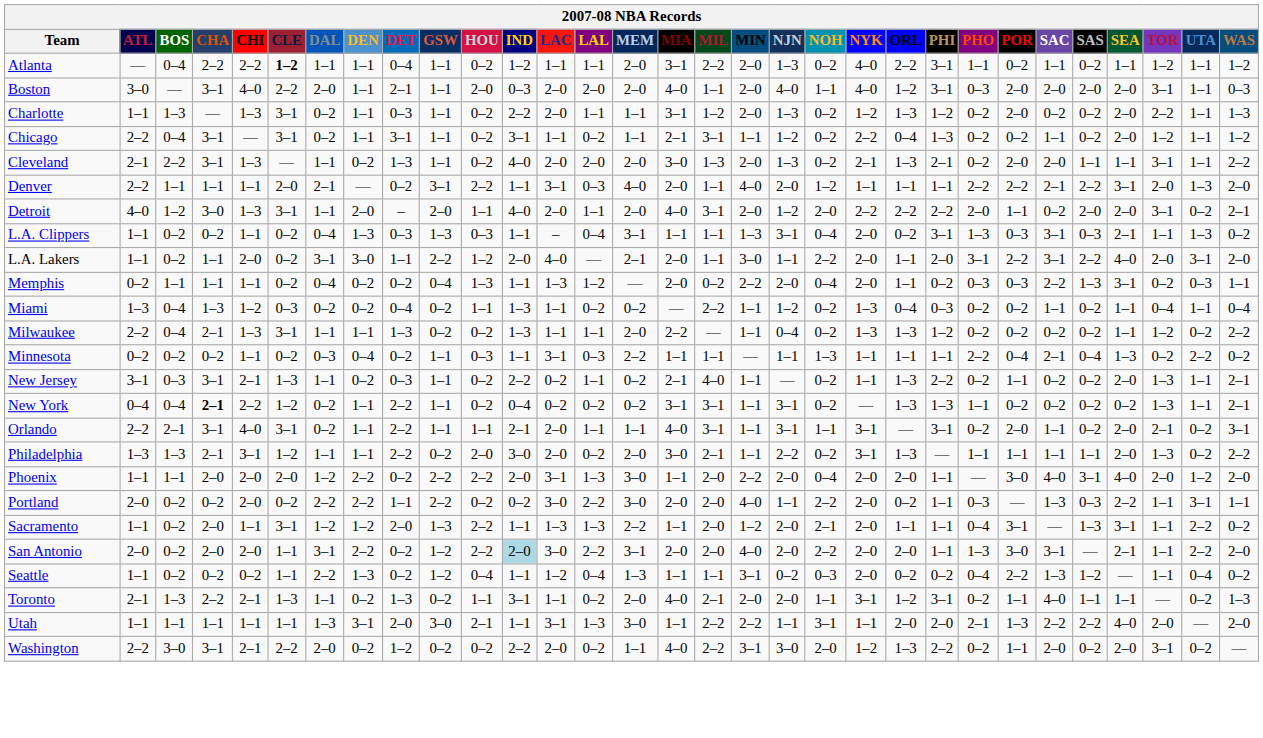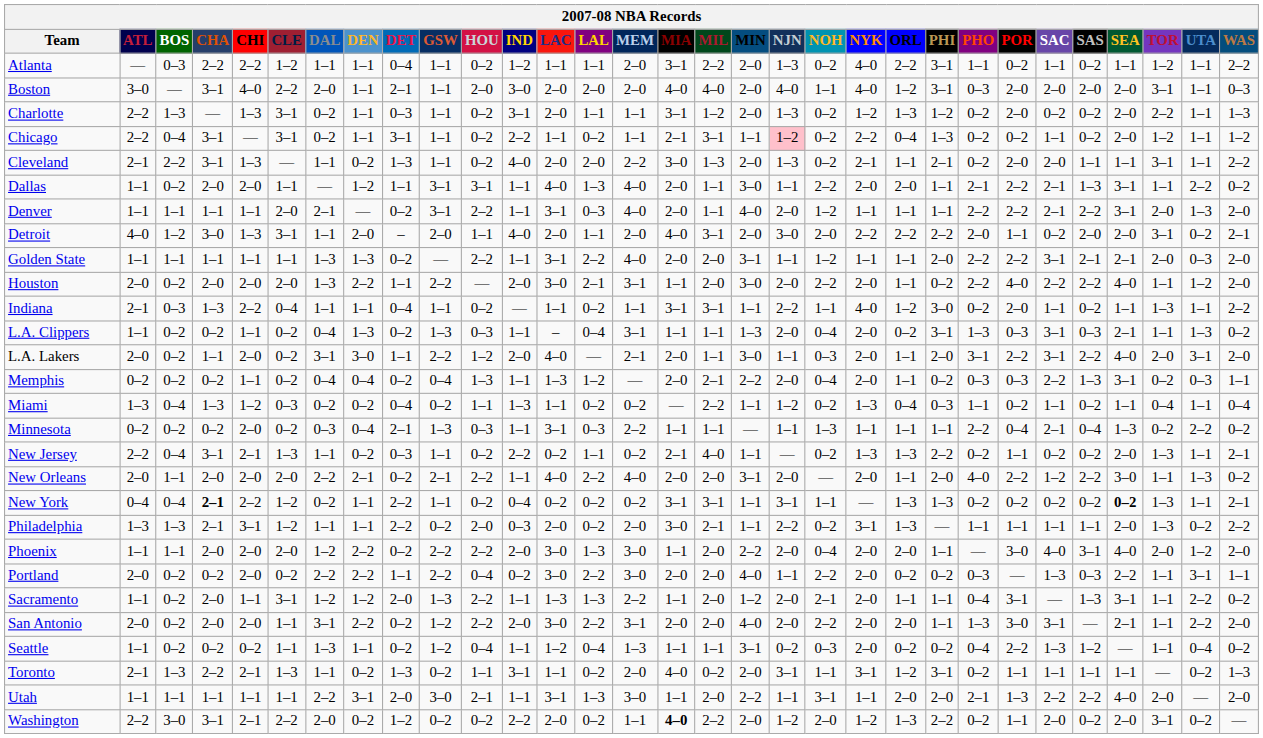(174, 65) 0–4 -> (174, 65) 0–3
(287, 65) bold -> (287, 65) normal
(1239, 65) 1–2 -> (1239, 65) 2–2
(519, 89) 0–3 -> (519, 89) 3–0
(713, 89) 1–1 -> (713, 89) 4–0
(138, 113) 1–1 -> (138, 113) 2–2
(519, 113) 2–2 -> (519, 113) 3–1
(519, 137) 3–1 -> (519, 137) 2–2
(787, 137) no background -> (787, 137) pink background
(635, 162) 2–0 -> (635, 162) 2–2
(906, 162) 1–3 -> (906, 162) 1–1
+ row: (27, 186)
(138, 186) 2–2 -> (138, 210) 1–1
(787, 210) 1–2 -> (787, 235) 3–0
+ row: (47, 259)
+ row: (33, 283)
+ row: (30, 308)
(401, 235) 0–3 -> (401, 332) 0–2
(787, 235) 3–1 -> (787, 332) 2–0
(138, 259) 1–1 -> (138, 356) 2–0
(826, 259) 2–2 -> (826, 356) 0–3
(174, 283) 1–1 -> (174, 380) 0–2
(213, 283) 1–1 -> (213, 380) 0–2
(363, 283) 0–2 -> (363, 380) 0–4
(713, 283) 0–2 -> (713, 380) 2–1
(978, 308) 0–2 -> (978, 405) 1–1
- row: (41, 332)
(250, 356) 1–1 -> (250, 429) 2–0
(401, 356) 0–2 -> (401, 429) 2–1
(441, 356) 1–1 -> (441, 429) 1–3
(138, 380) 3–1 -> (138, 453) 2–2
(174, 380) 0–3 -> (174, 453) 0–4
(866, 380) 1–1 -> (866, 453) 1–3
+ row: (47, 478)
(826, 405) 0–2 -> (826, 502) 1–1
(978, 405) 1–1 -> (978, 502) 0–2
(1125, 405) normal -> (1125, 502) bold
- row: (32, 429)
(519, 453) 3–0 -> (519, 526) 0–3
(556, 478) 3–1 -> (556, 551) 3–0
(482, 502) 0–2 -> (482, 575) 0–4
(942, 502) 1–1 -> (942, 575) 0–2
(519, 551) lightblue background -> (519, 623) no background
(325, 575) 2–2 -> (325, 648) 1–3
(363, 575) 1–3 -> (363, 648) 1–1
(713, 599) 2–1 -> (713, 672) 0–2
(787, 599) 2–0 -> (787, 672) 3–1
(1055, 599) 4–0 -> (1055, 672) 1–1
(325, 623) 1–3 -> (325, 696) 2–2
(713, 623) 2–2 -> (713, 696) 2–0
(676, 648) normal -> (676, 721) bold
(750, 648) 3–1 -> (750, 721) 2–0
(787, 648) 3–0 -> (787, 721) 1–2
